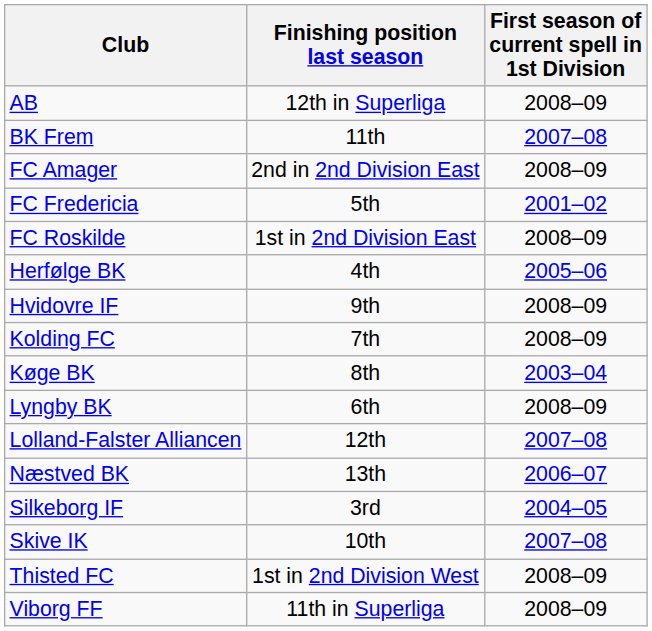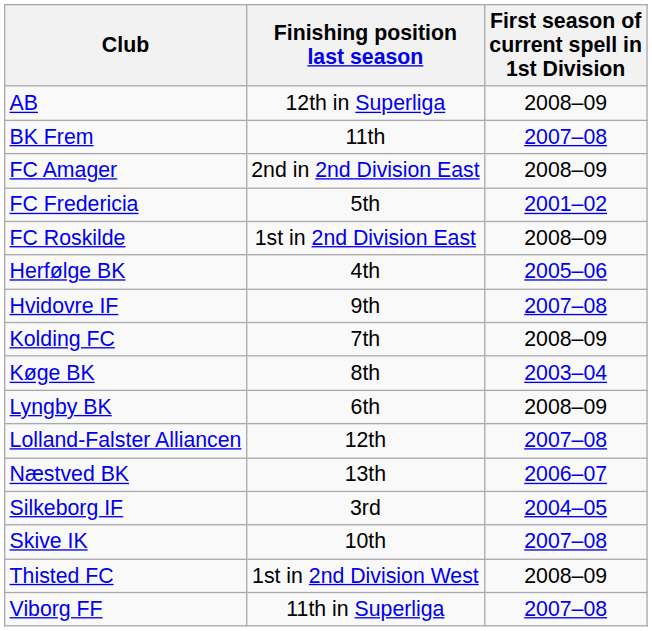(566, 305) 2008–09 -> (566, 305) 2007–08
(566, 609) 2008–09 -> (566, 609) 2007–08
